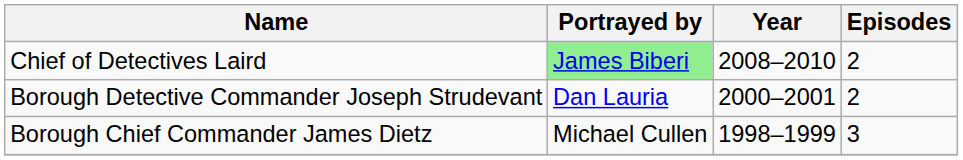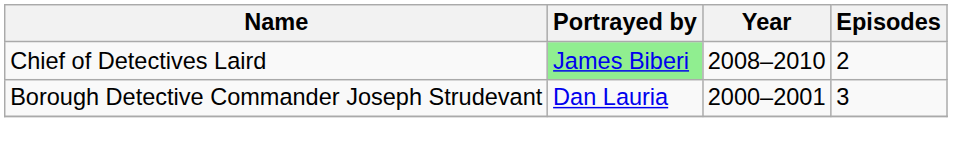(853, 97) 2 -> (843, 97) 3
- row: (221, 135)
